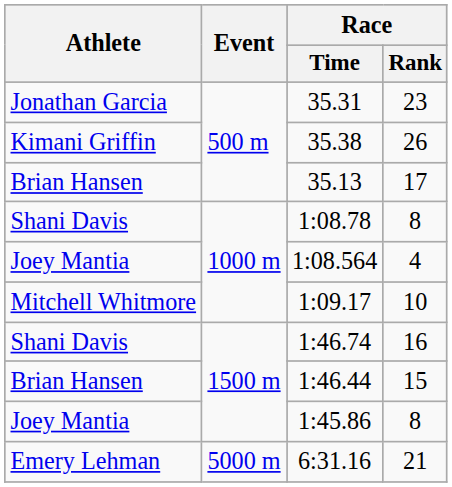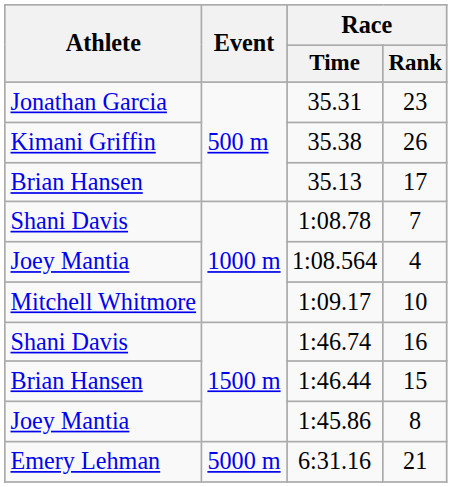(415, 222) 8 -> (415, 222) 7
